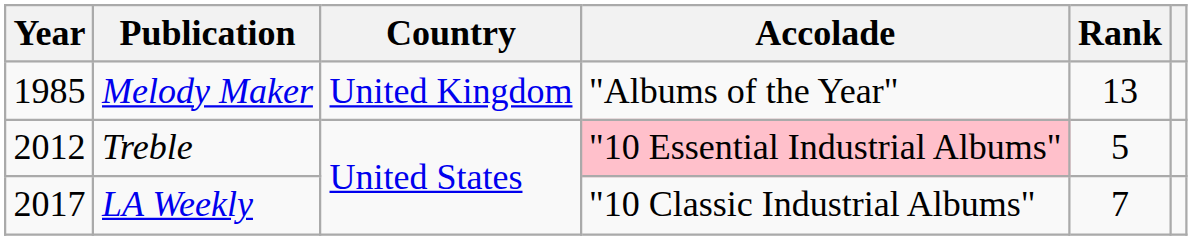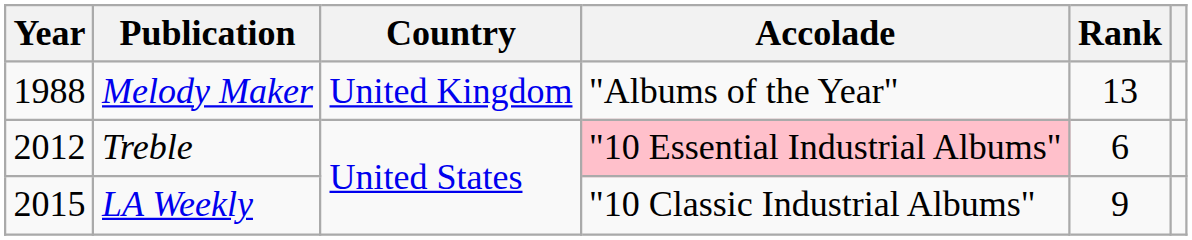(49, 90) 1985 -> (49, 90) 1988
(1120, 147) 5 -> (1120, 147) 6
(49, 204) 2017 -> (49, 204) 2015
(1120, 204) 7 -> (1120, 204) 9
